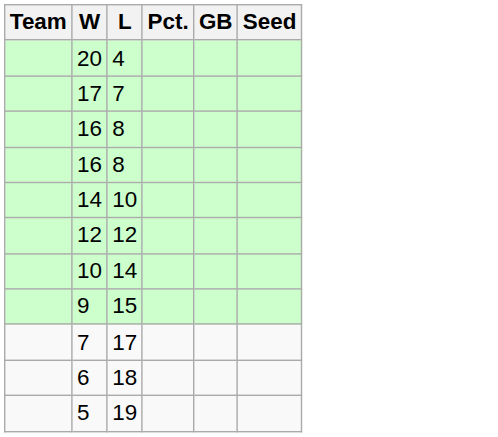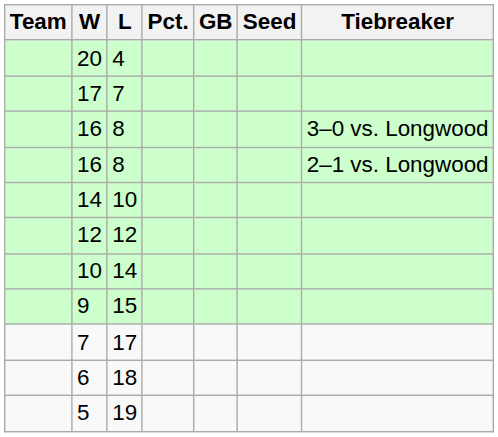+ column: (398, 22)
